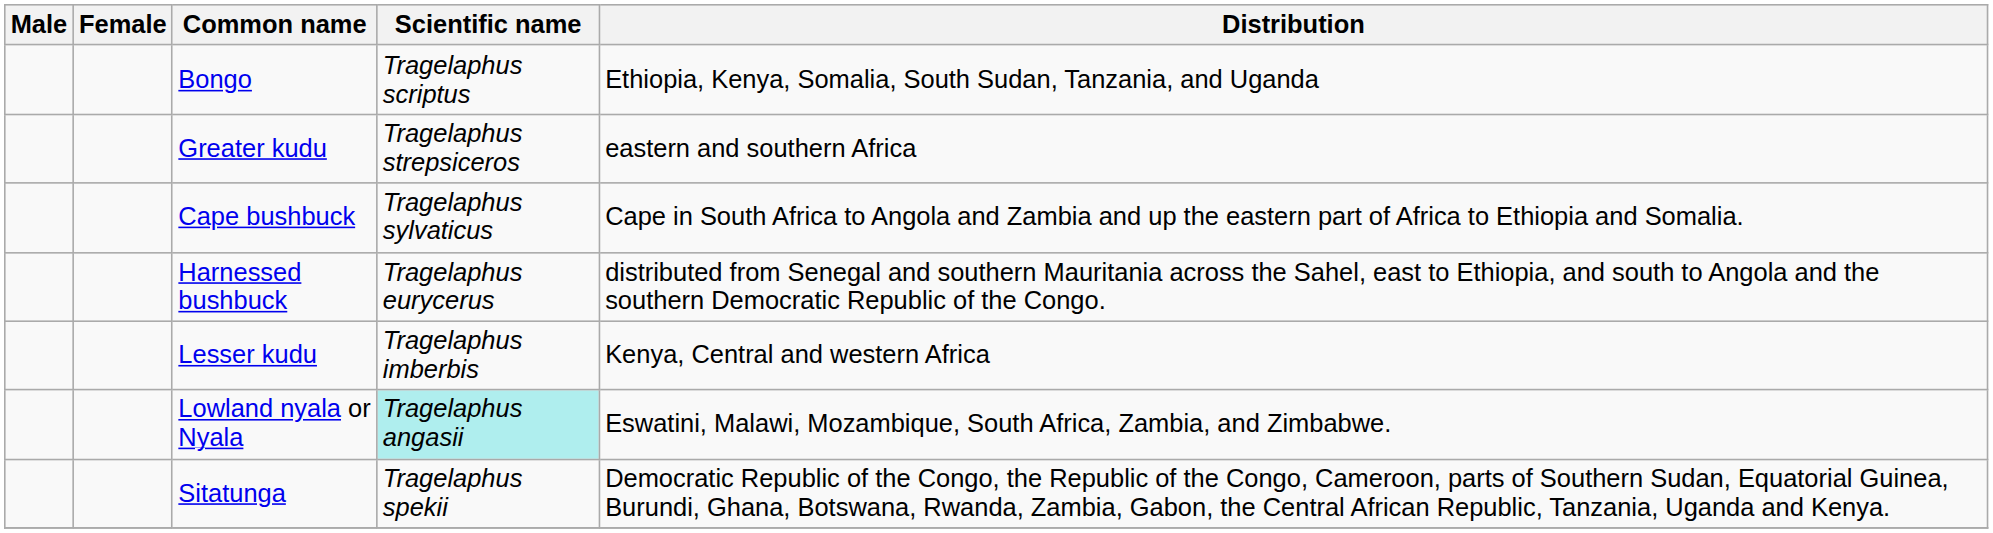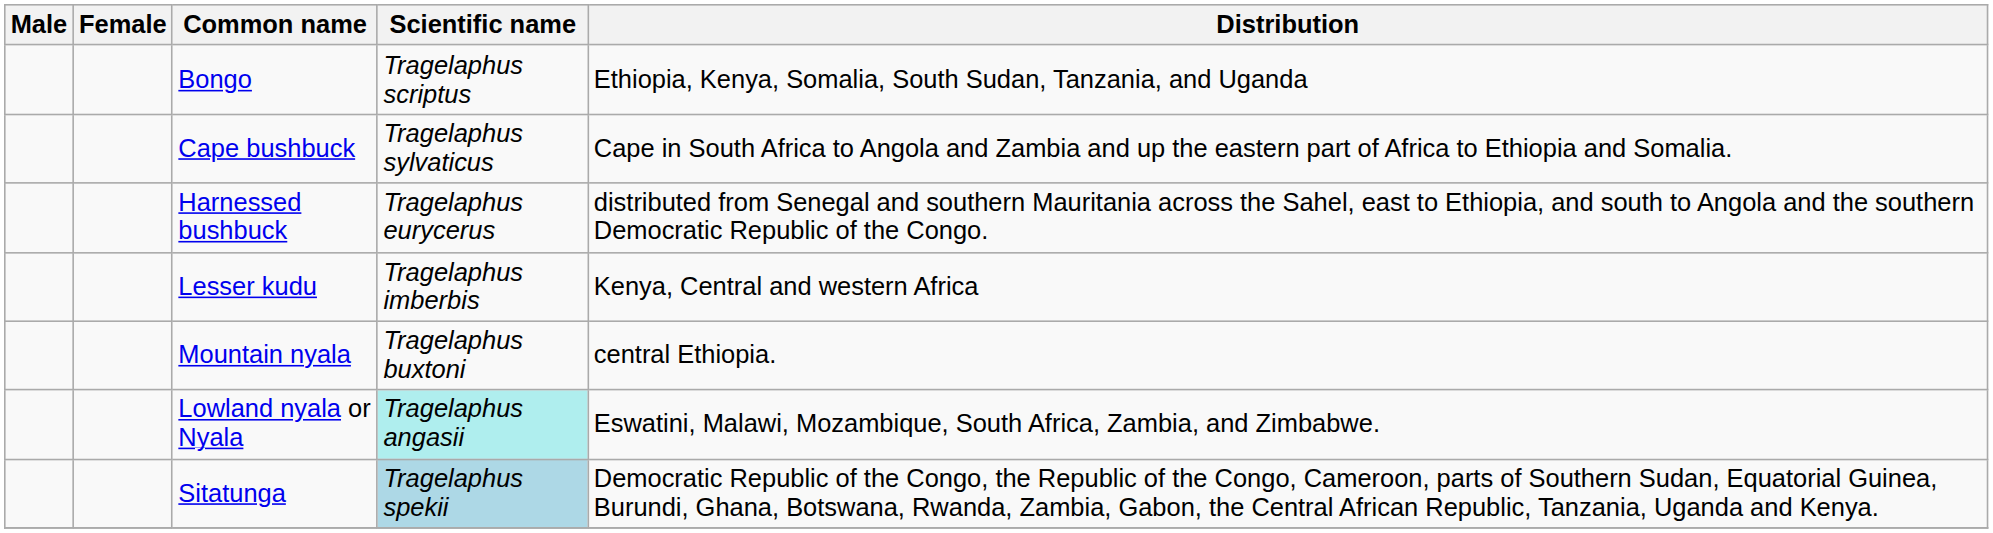- row: (253, 148)
+ row: (265, 355)
(453, 493) no background -> (453, 493) lightblue background
